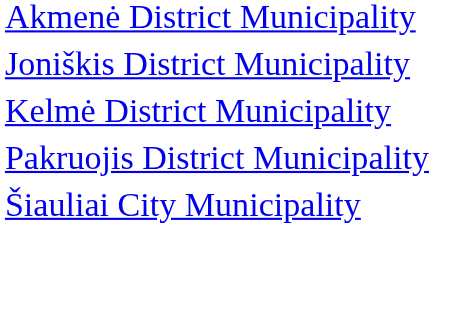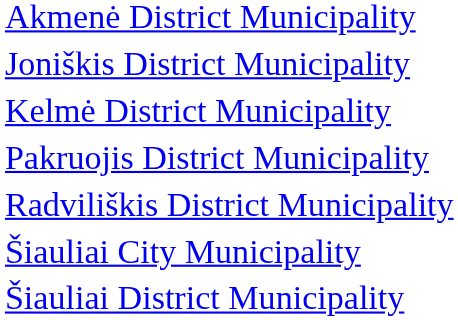+ row: (229, 204)
+ row: (205, 298)
